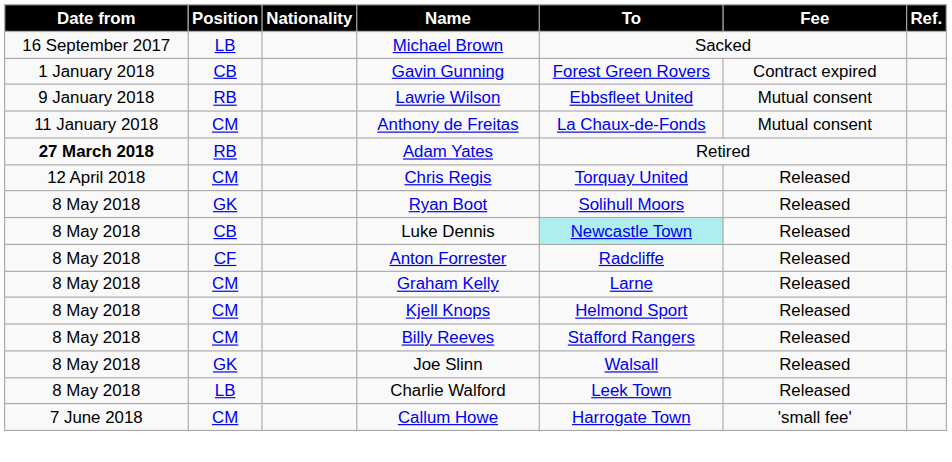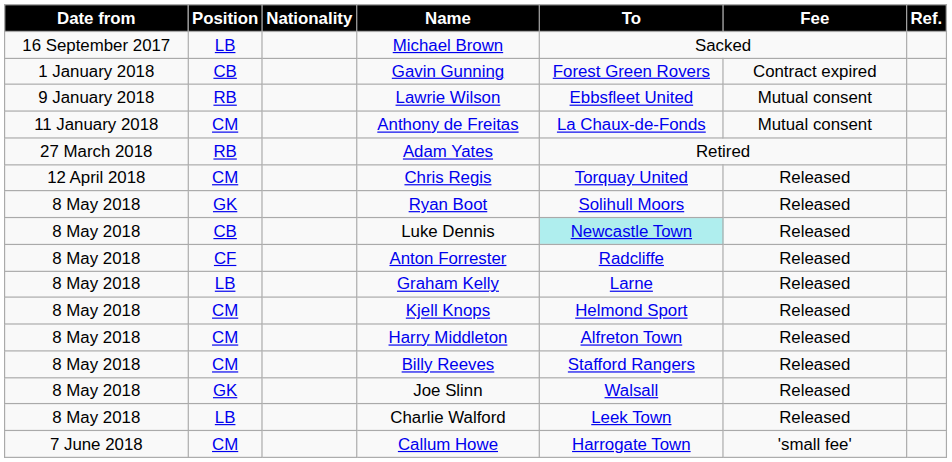(96, 151) bold -> (96, 151) normal
(225, 284) CM -> (225, 284) LB
+ row: (448, 338)
